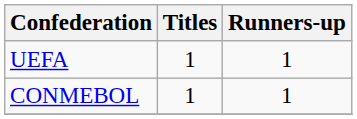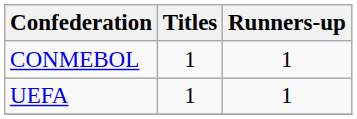rows swapped: (75, 95) <-> (39, 59)
